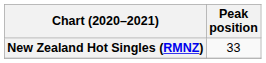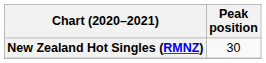(234, 48) 33 -> (234, 48) 30
